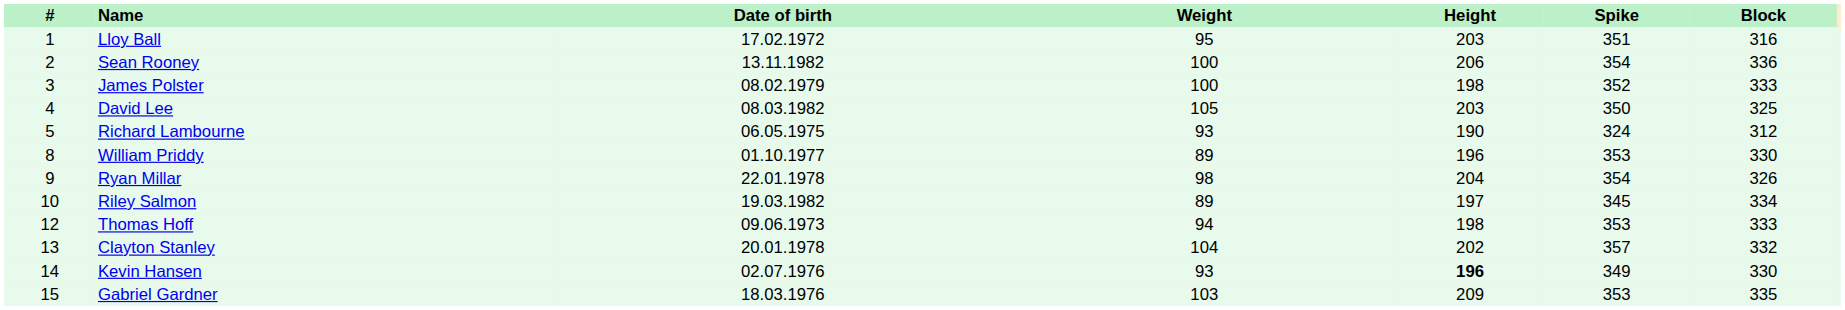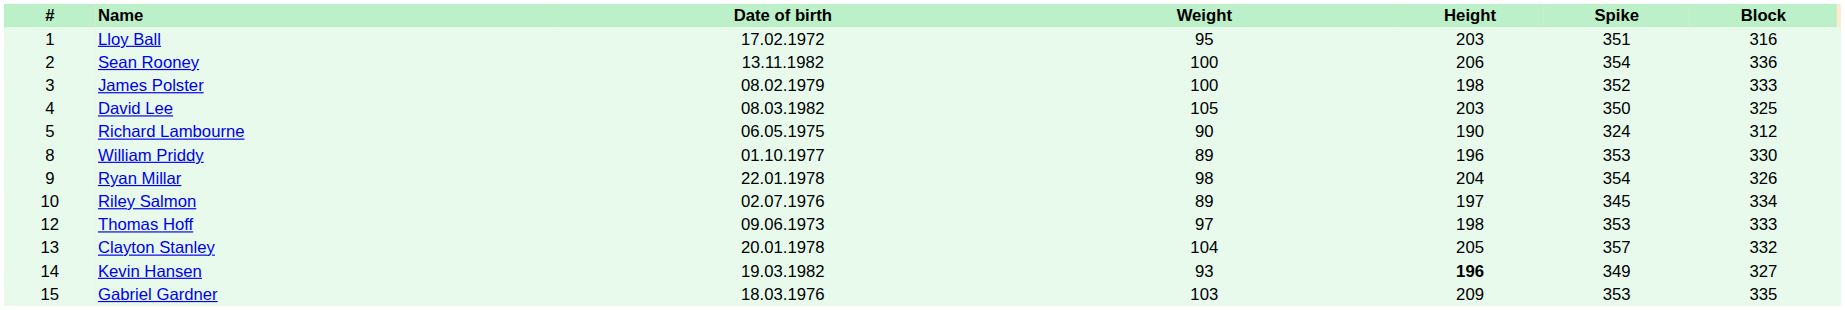(1204, 132) 93 -> (1204, 132) 90
(783, 201) 19.03.1982 -> (783, 201) 02.07.1976
(1204, 224) 94 -> (1204, 224) 97
(1470, 248) 202 -> (1470, 248) 205
(783, 271) 02.07.1976 -> (783, 271) 19.03.1982
(1763, 271) 330 -> (1763, 271) 327
